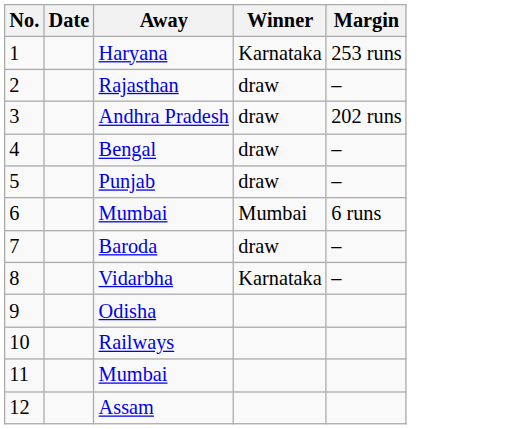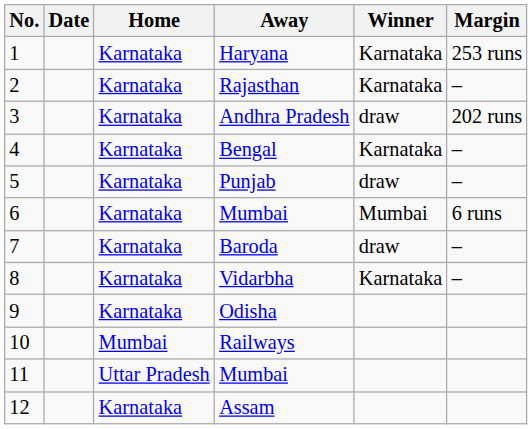+ column: (154, 20)
(259, 85) draw -> (401, 85) Karnataka
(259, 149) draw -> (401, 149) Karnataka
